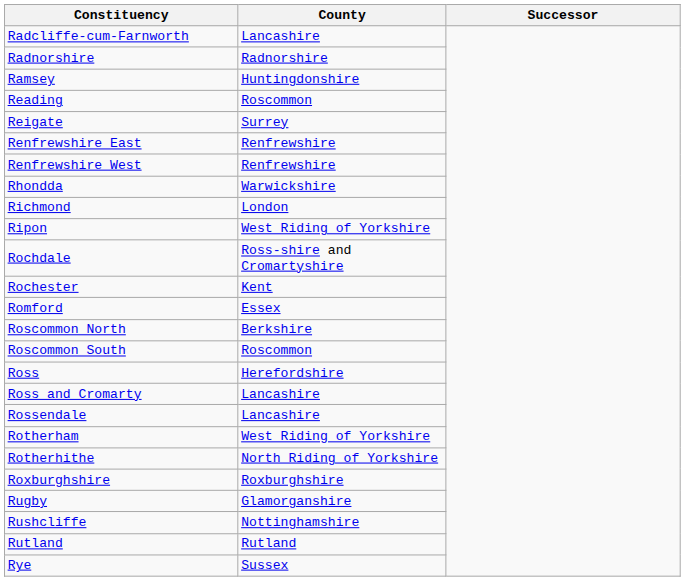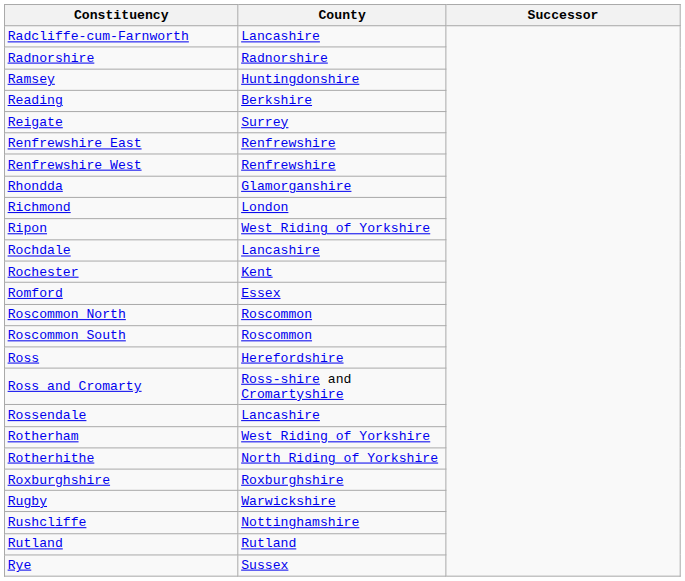(277, 101) Roscommon -> (277, 101) Berkshire
(288, 186) Warwickshire -> (296, 186) Glamorganshire
(296, 258) Ross-shire and Cromartyshire -> (281, 251) Lancashire
(277, 330) Berkshire -> (277, 315) Roscommon
(281, 394) Lancashire -> (296, 387) Ross-shire and Cromartyshire
(296, 501) Glamorganshire -> (288, 501) Warwickshire
